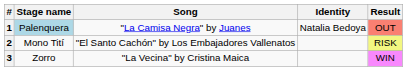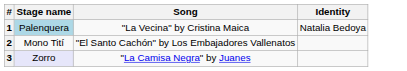- column: (385, 12)
(185, 27) "La Camisa Negra" by Juanes -> (185, 27) "La Vecina" by Cristina Maica
(44, 58) no background -> (44, 58) lavender background
(185, 58) "La Vecina" by Cristina Maica -> (185, 58) "La Camisa Negra" by Juanes
